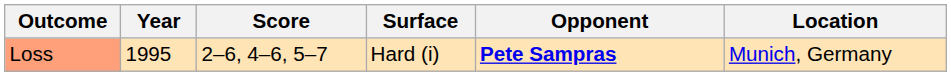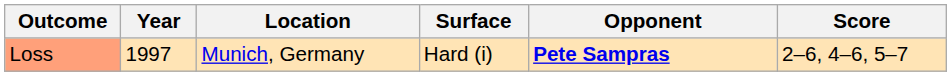columns swapped: (835, 20) <-> (281, 20)
(148, 54) 1995 -> (148, 54) 1997
